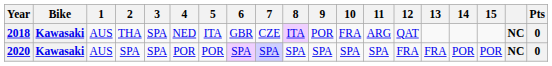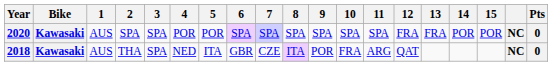rows swapped: (19, 33) <-> (19, 52)
